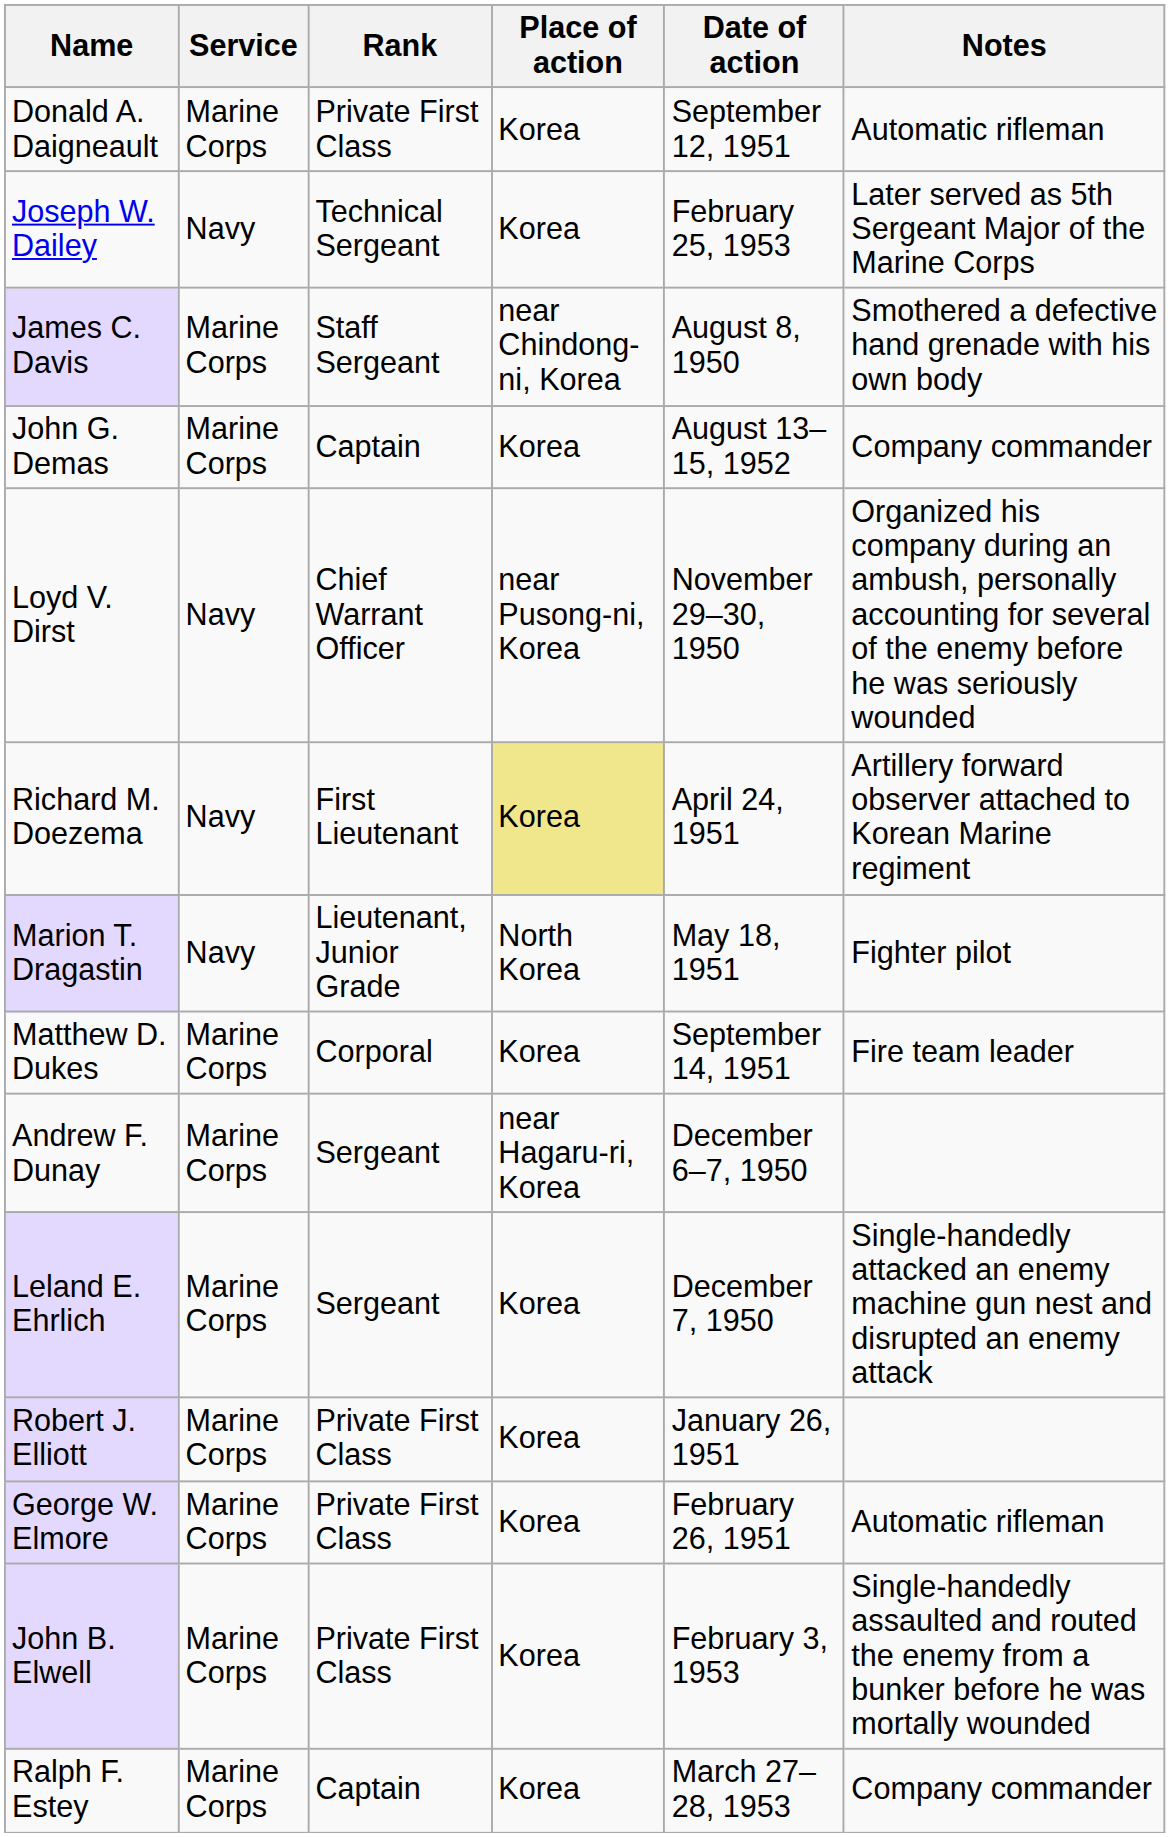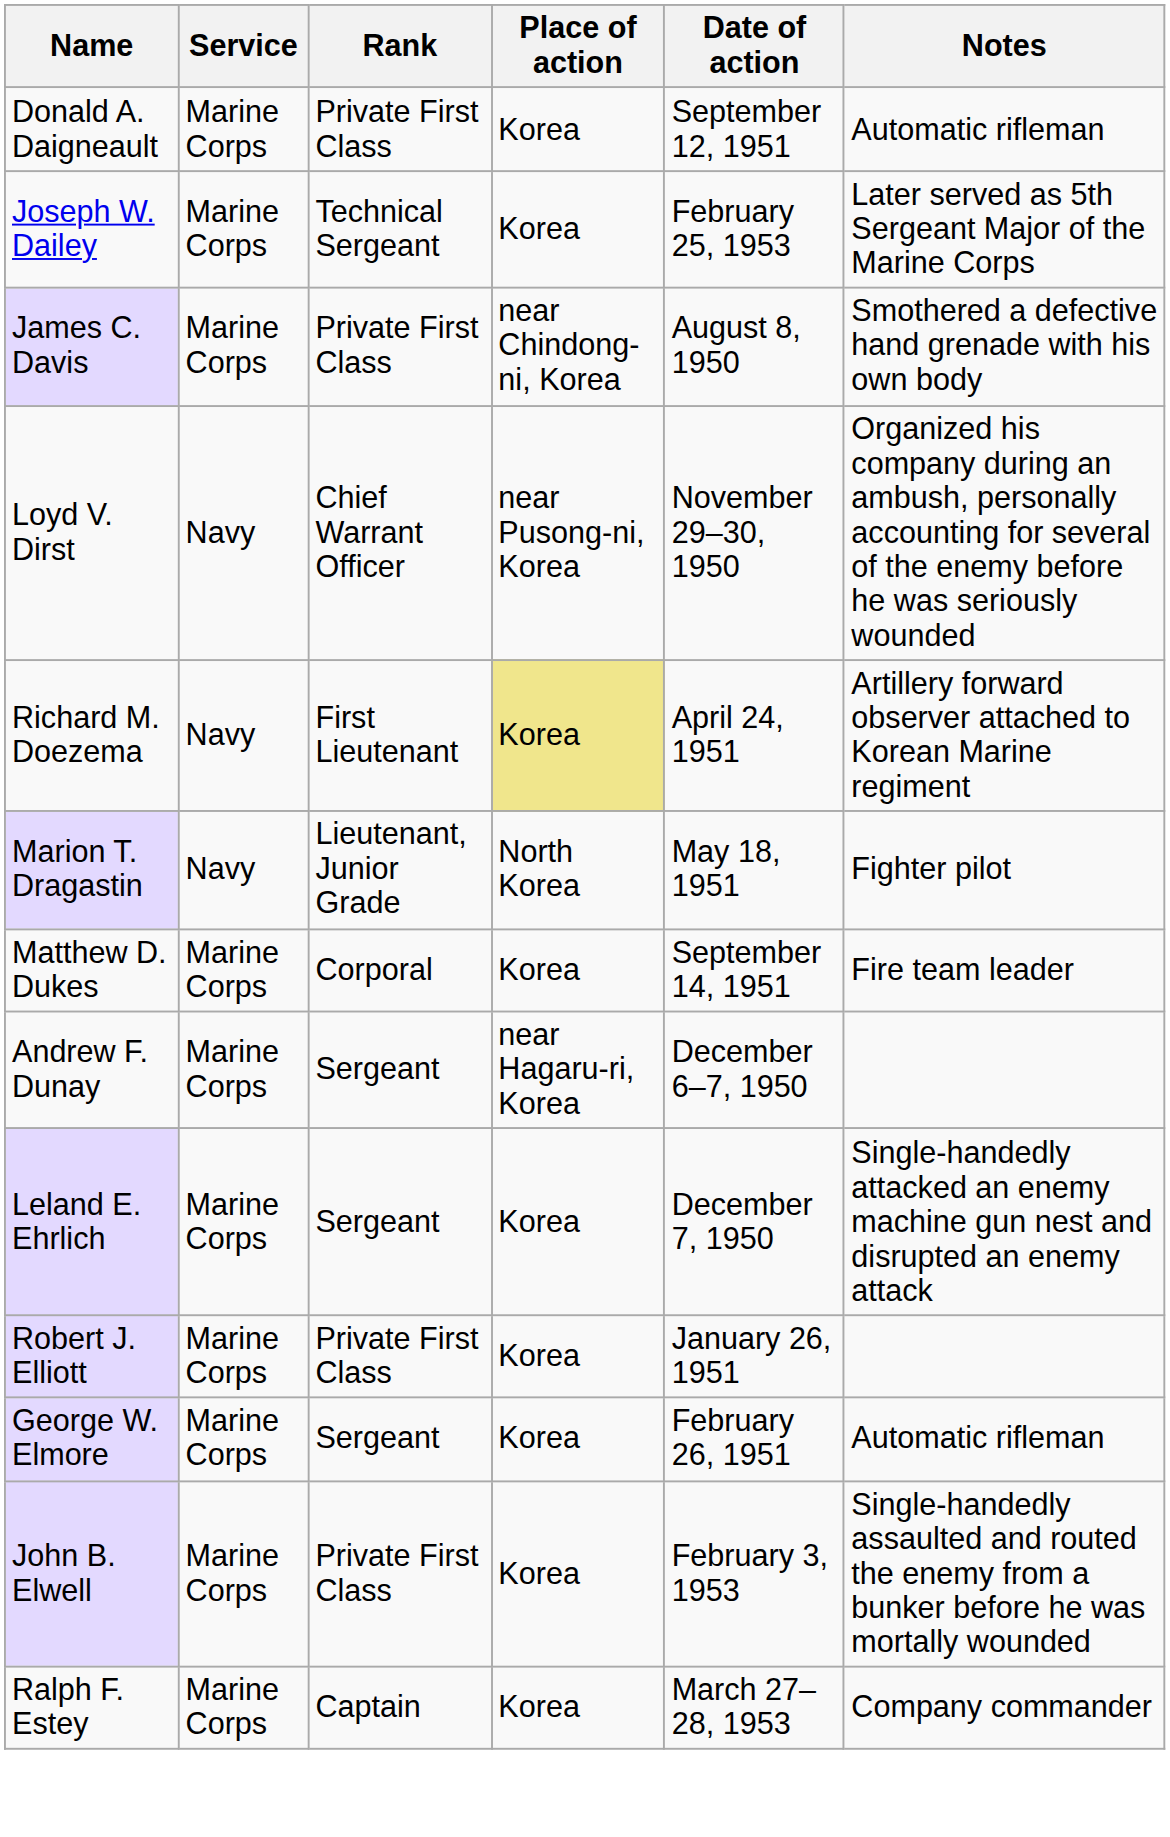(220, 228) Navy -> (232, 228) Marine Corps
(377, 346) Staff Sergeant -> (397, 346) Private First Class
- row: (66, 446)
(397, 1521) Private First Class -> (377, 1438) Sergeant
